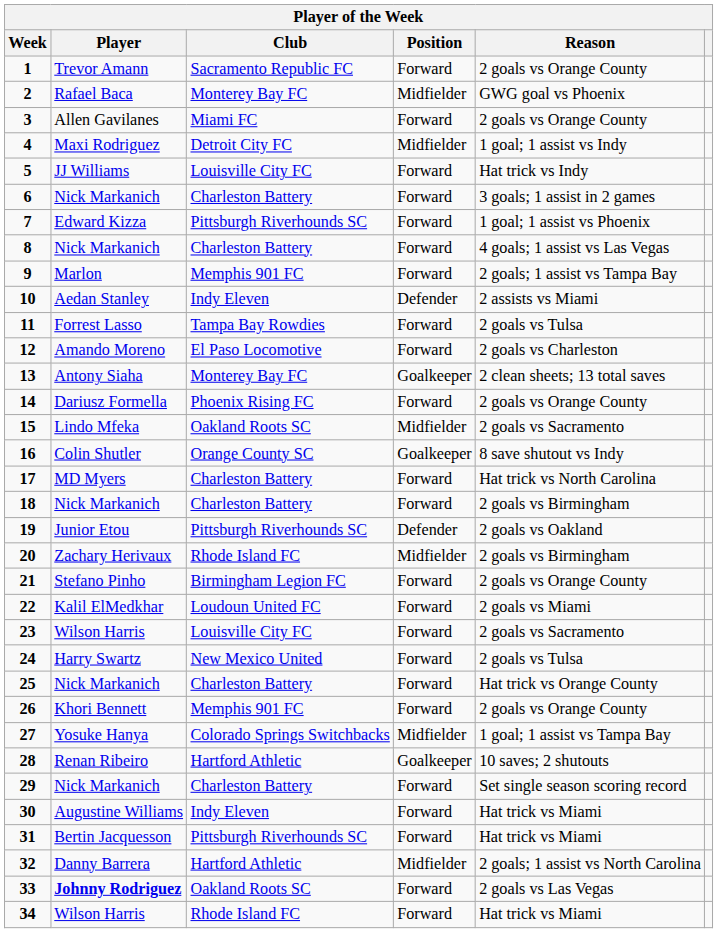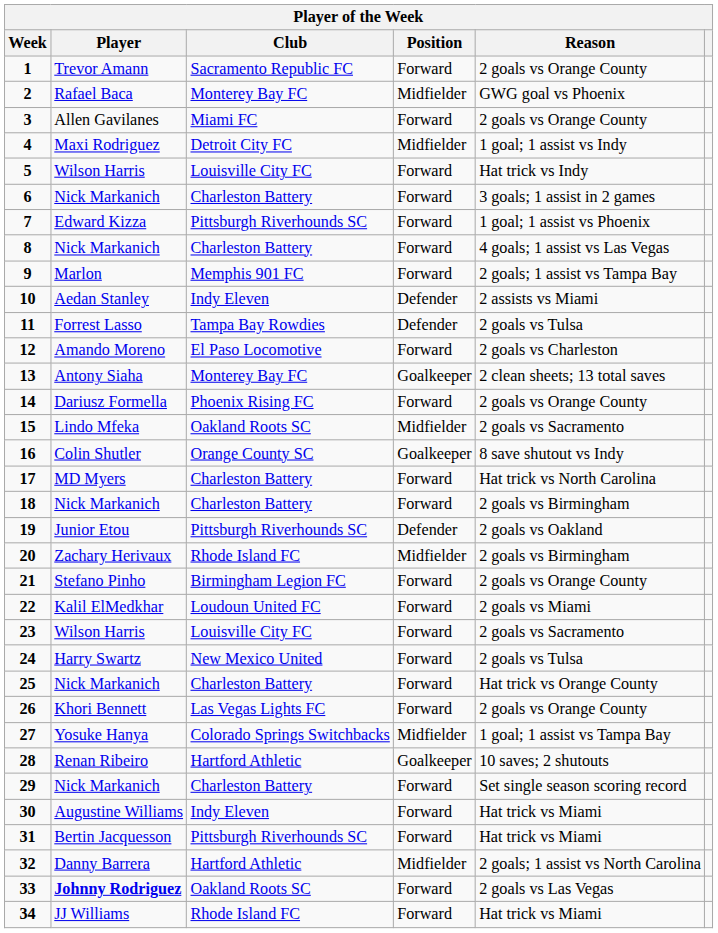(92, 171) JJ Williams -> (100, 171) Wilson Harris
(425, 324) Forward -> (427, 324) Defender
(247, 709) Memphis 901 FC -> (258, 709) Las Vegas Lights FC
(100, 914) Wilson Harris -> (92, 914) JJ Williams
